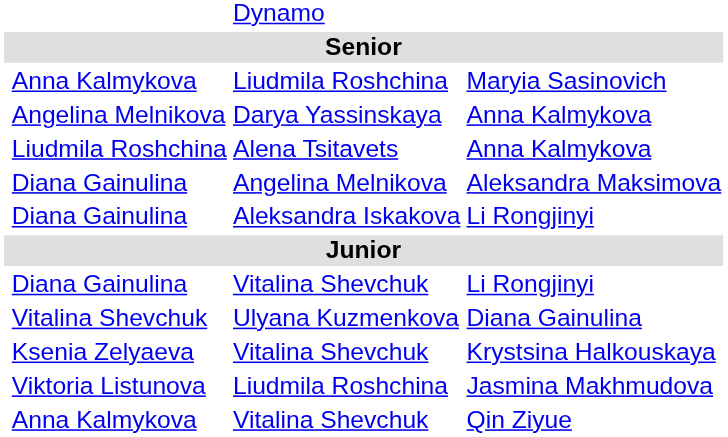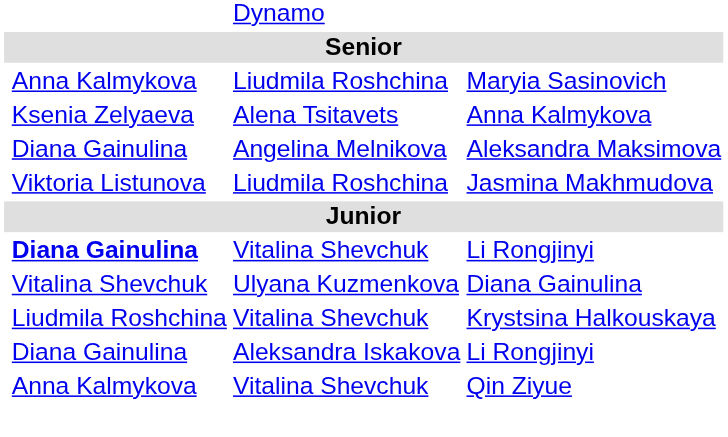- row: (337, 114)
(119, 148) Liudmila Roshchina -> (103, 114) Ksenia Zelyaeva
rows swapped: (341, 385) <-> (347, 216)
(99, 284) normal -> (105, 250) bold
(103, 352) Ksenia Zelyaeva -> (119, 318) Liudmila Roshchina
